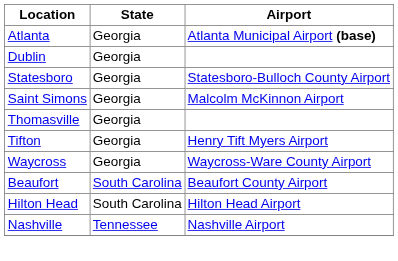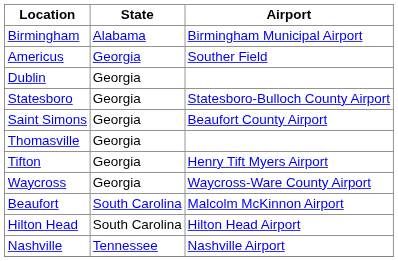+ row: (44, 35)
+ row: (36, 56)
- row: (29, 35)
(266, 98) Malcolm McKinnon Airport -> (257, 119) Beaufort County Airport
(257, 182) Beaufort County Airport -> (266, 204) Malcolm McKinnon Airport
